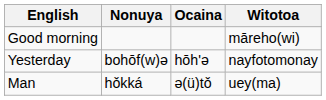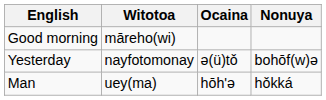columns swapped: (136, 15) <-> (273, 15)
(192, 60) hōh'ə -> (219, 60) ə(ü)tǒ
(193, 83) ə(ü)tǒ -> (218, 83) hōh'ə
